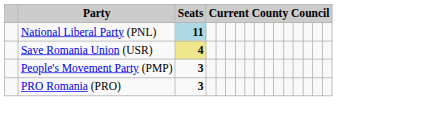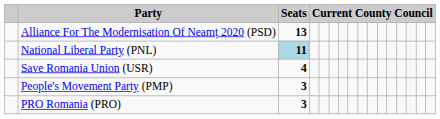+ row: (148, 31)
(201, 50) khaki background -> (304, 68) no background
